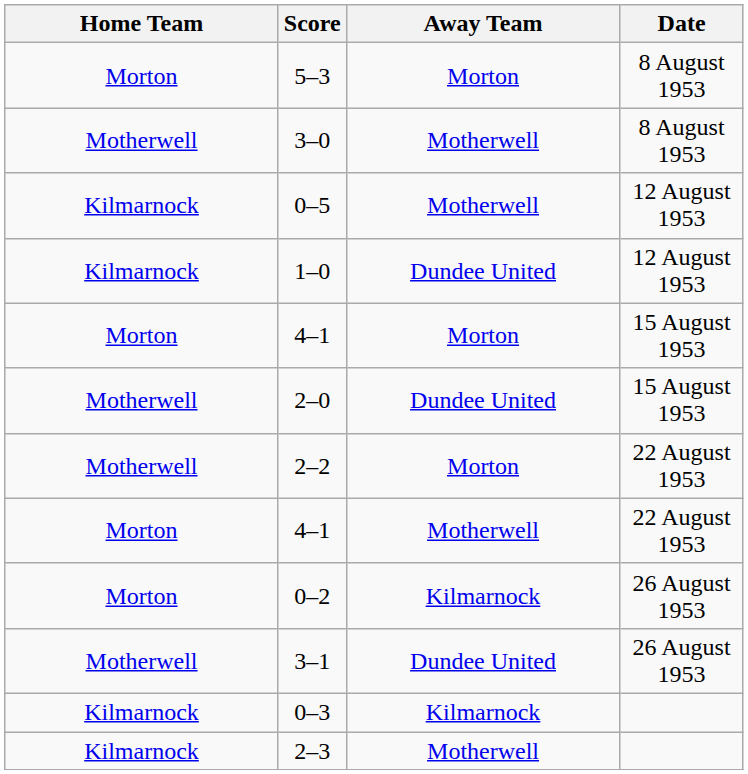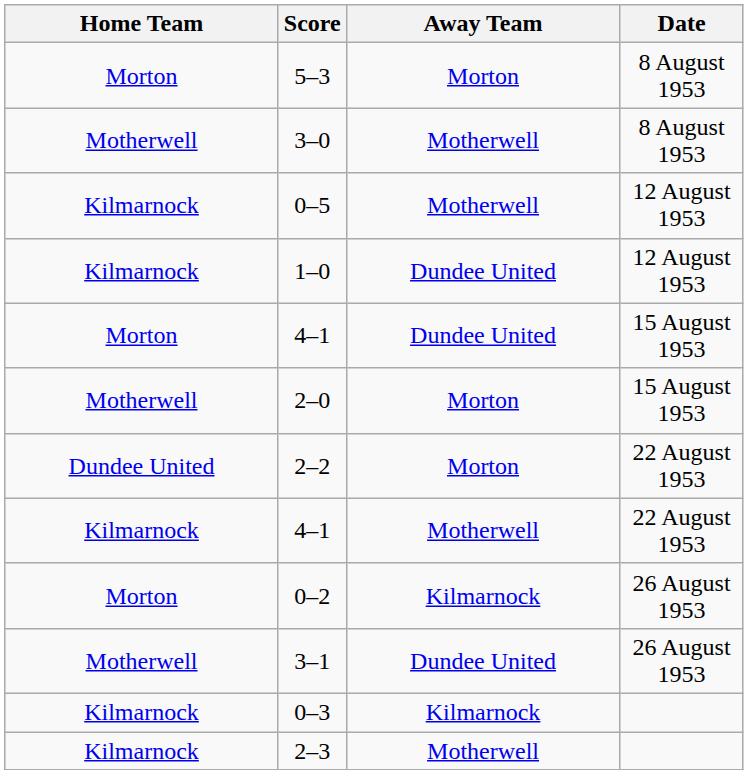(483, 335) Morton -> (483, 335) Dundee United
(483, 400) Dundee United -> (483, 400) Morton
(142, 465) Motherwell -> (142, 465) Dundee United
(142, 530) Morton -> (142, 530) Kilmarnock
